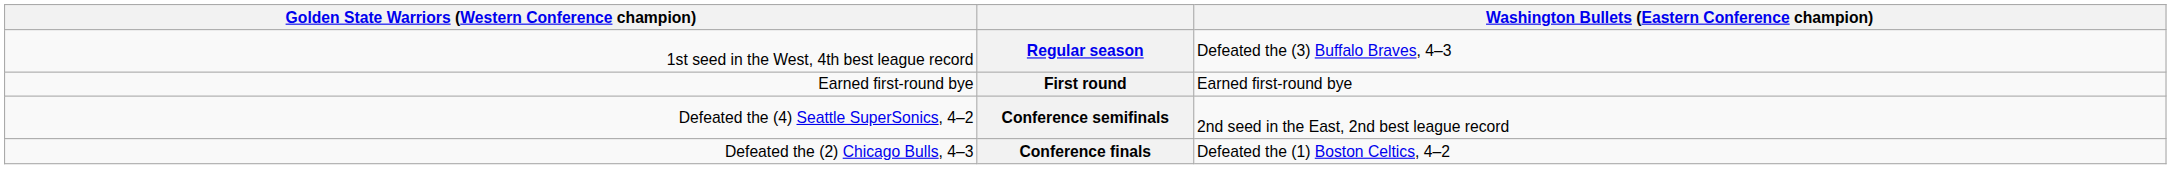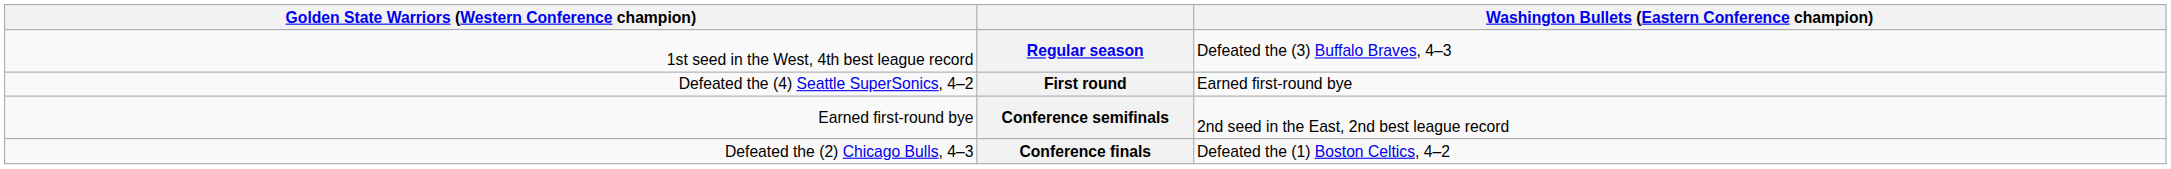(896, 84) Earned first-round bye -> (826, 84) Defeated the (4) Seattle SuperSonics, 4–2
(826, 118) Defeated the (4) Seattle SuperSonics, 4–2 -> (896, 118) Earned first-round bye
